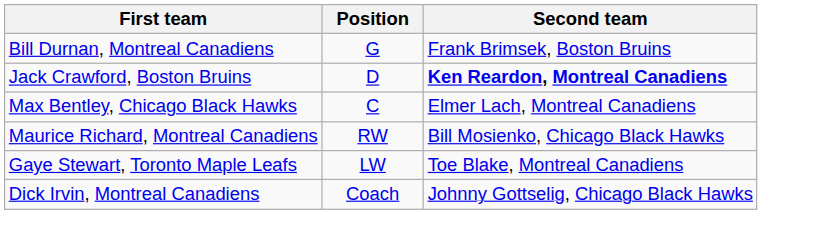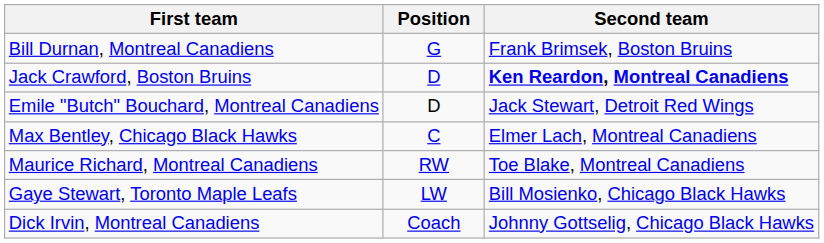+ row: (194, 106)
(576, 135) Bill Mosienko, Chicago Black Hawks -> (617, 164) Toe Blake, Montreal Canadiens
(556, 164) Toe Blake, Montreal Canadiens -> (637, 194) Bill Mosienko, Chicago Black Hawks
